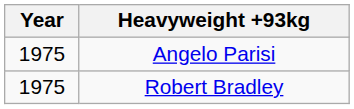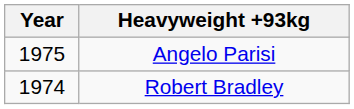(42, 86) 1975 -> (42, 86) 1974
